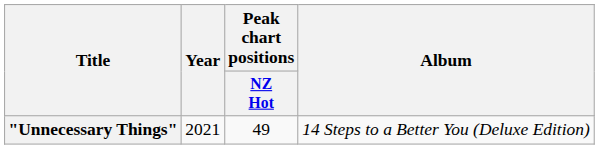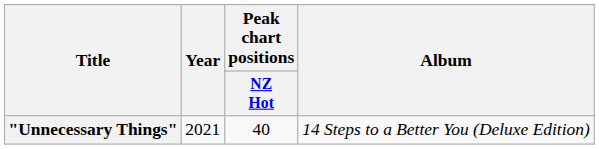(261, 129) 49 -> (261, 129) 40
